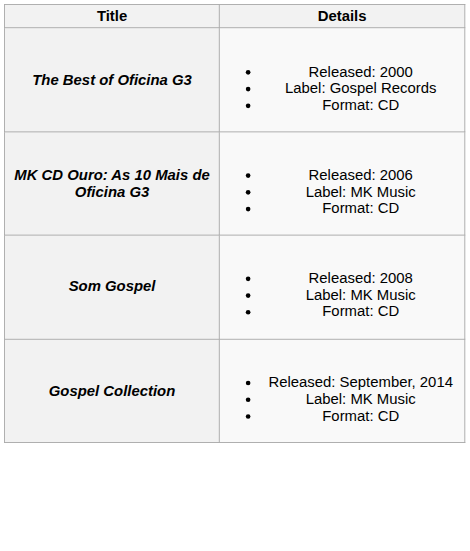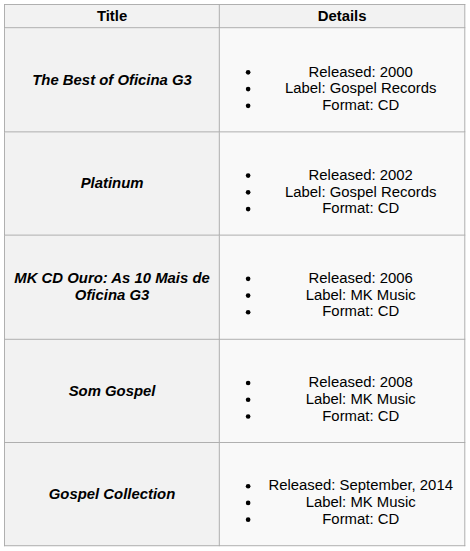+ row: (112, 183)
